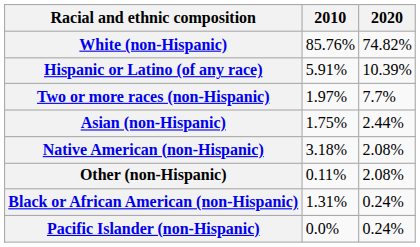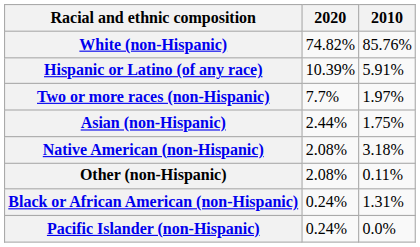columns swapped: (330, 18) <-> (387, 18)
